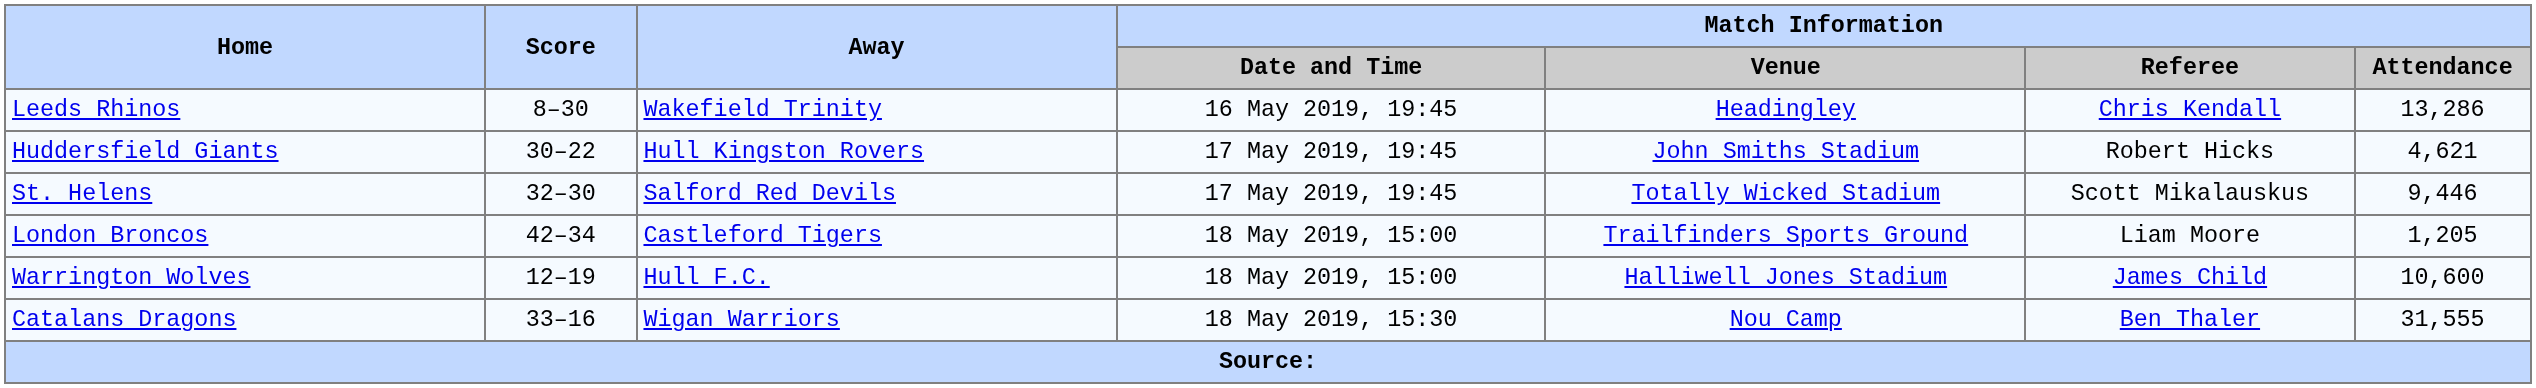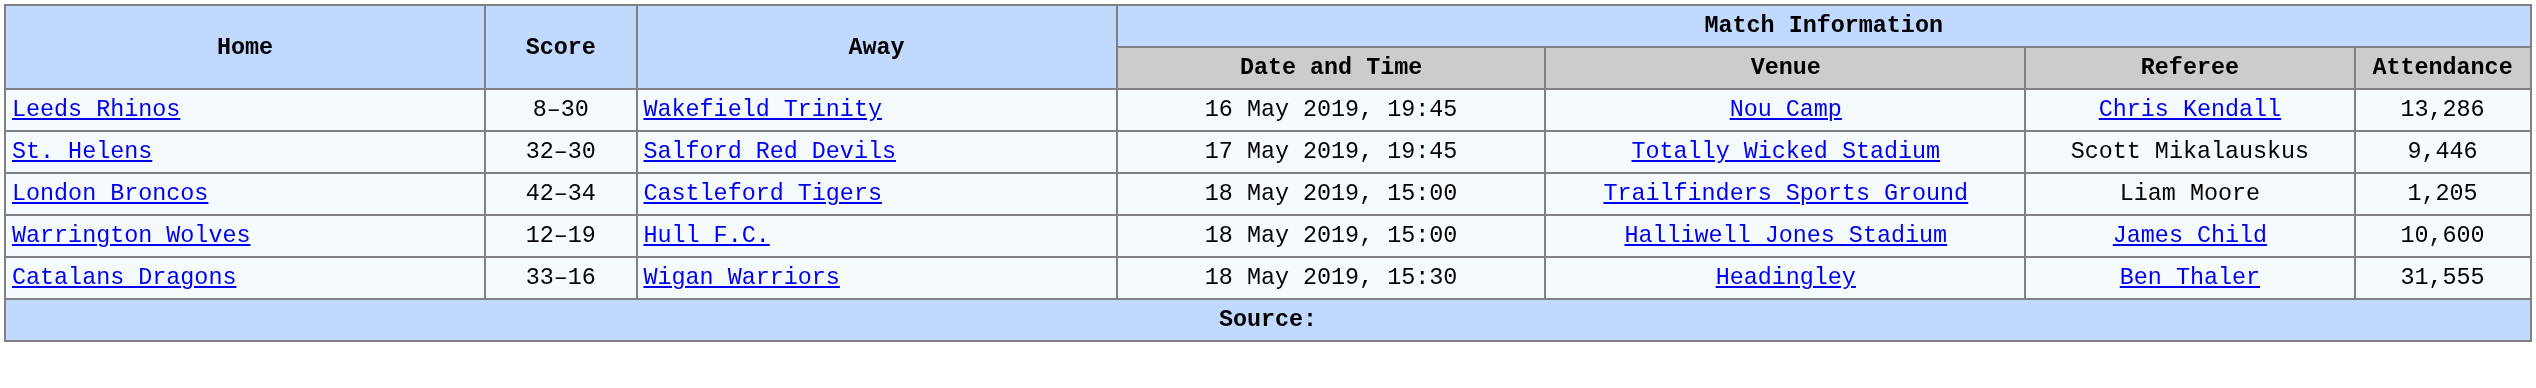(1786, 110) Headingley -> (1786, 110) Nou Camp
- row: (145, 152)
(1786, 320) Nou Camp -> (1786, 278) Headingley
